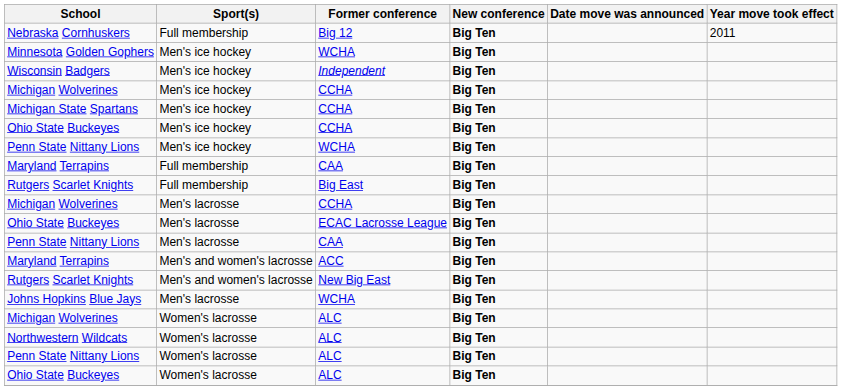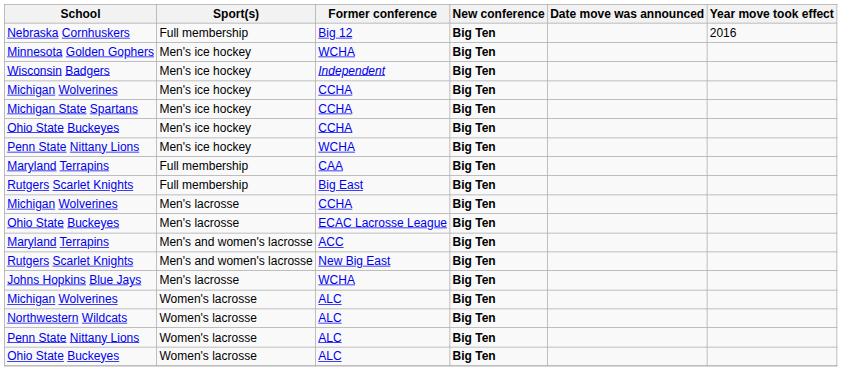(723, 33) 2011 -> (723, 33) 2016
- row: (73, 242)
